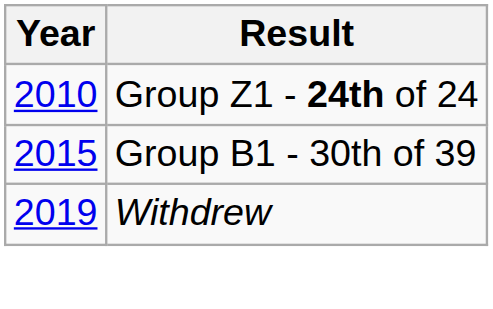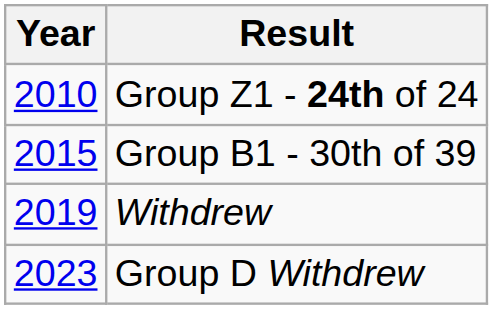+ row: (269, 272)
